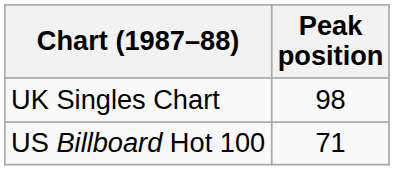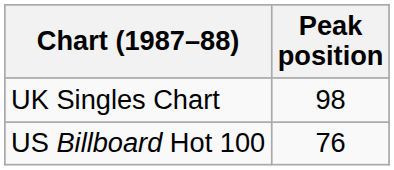(331, 142) 71 -> (331, 142) 76
